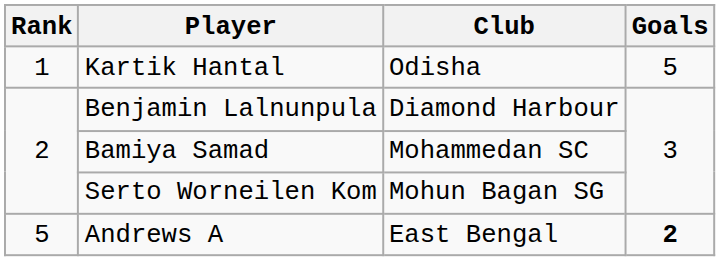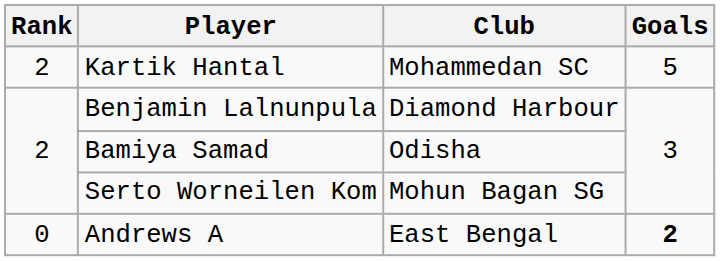(42, 68) 1 -> (42, 68) 2
(435, 68) Odisha -> (489, 68) Mohammedan SC
(489, 151) Mohammedan SC -> (435, 151) Odisha
(42, 235) 5 -> (42, 235) 0
